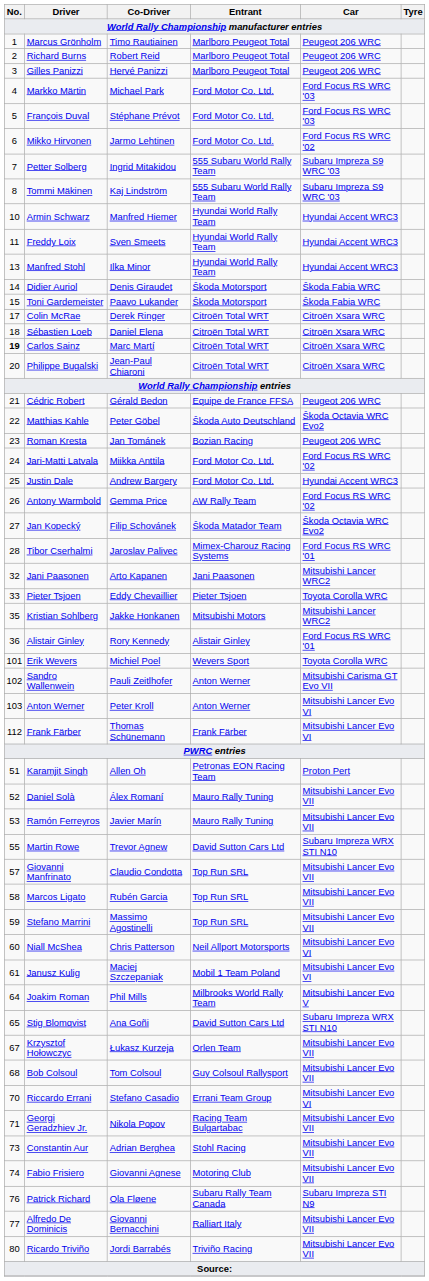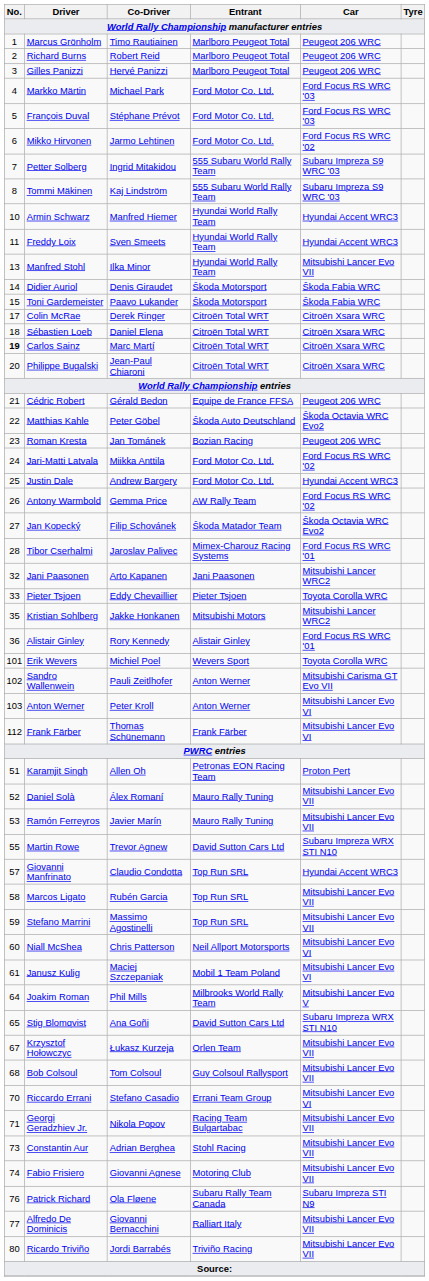(350, 266) Hyundai Accent WRC3 -> (348, 266) Mitsubishi Lancer Evo VII
(348, 871) Mitsubishi Lancer Evo VII -> (350, 871) Hyundai Accent WRC3
